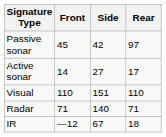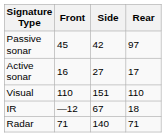(62, 71) 14 -> (62, 71) 16
rows swapped: (12, 124) <-> (20, 108)
